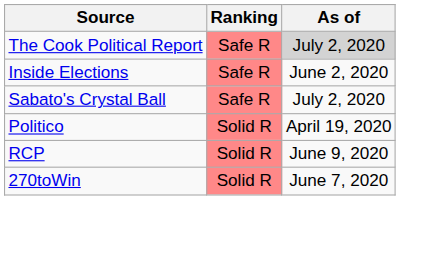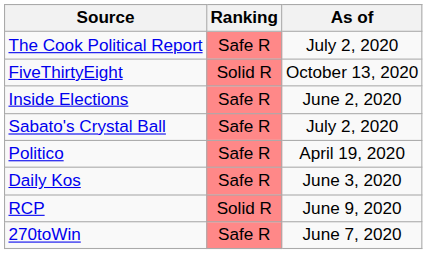(339, 45) lightgrey background -> (352, 45) no background
+ row: (66, 72)
(244, 126) Solid R -> (244, 153) Safe R
+ row: (45, 180)
(244, 180) Solid R -> (244, 235) Safe R
